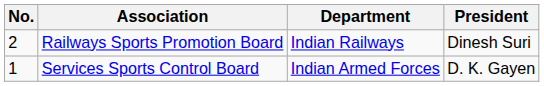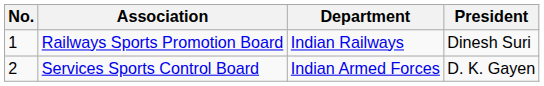(13, 42) 2 -> (13, 42) 1
(13, 68) 1 -> (13, 68) 2
